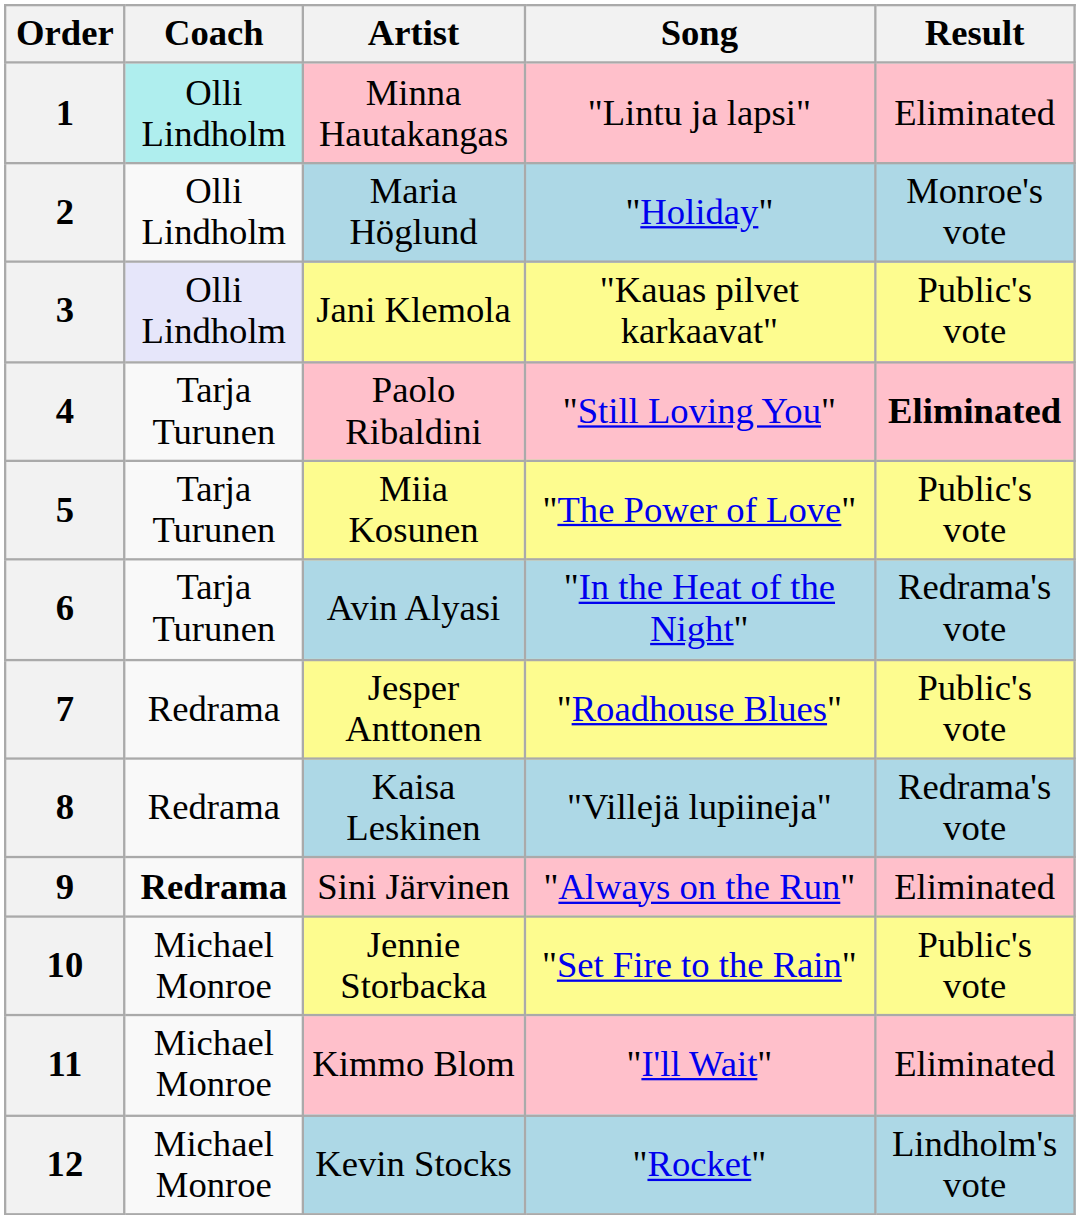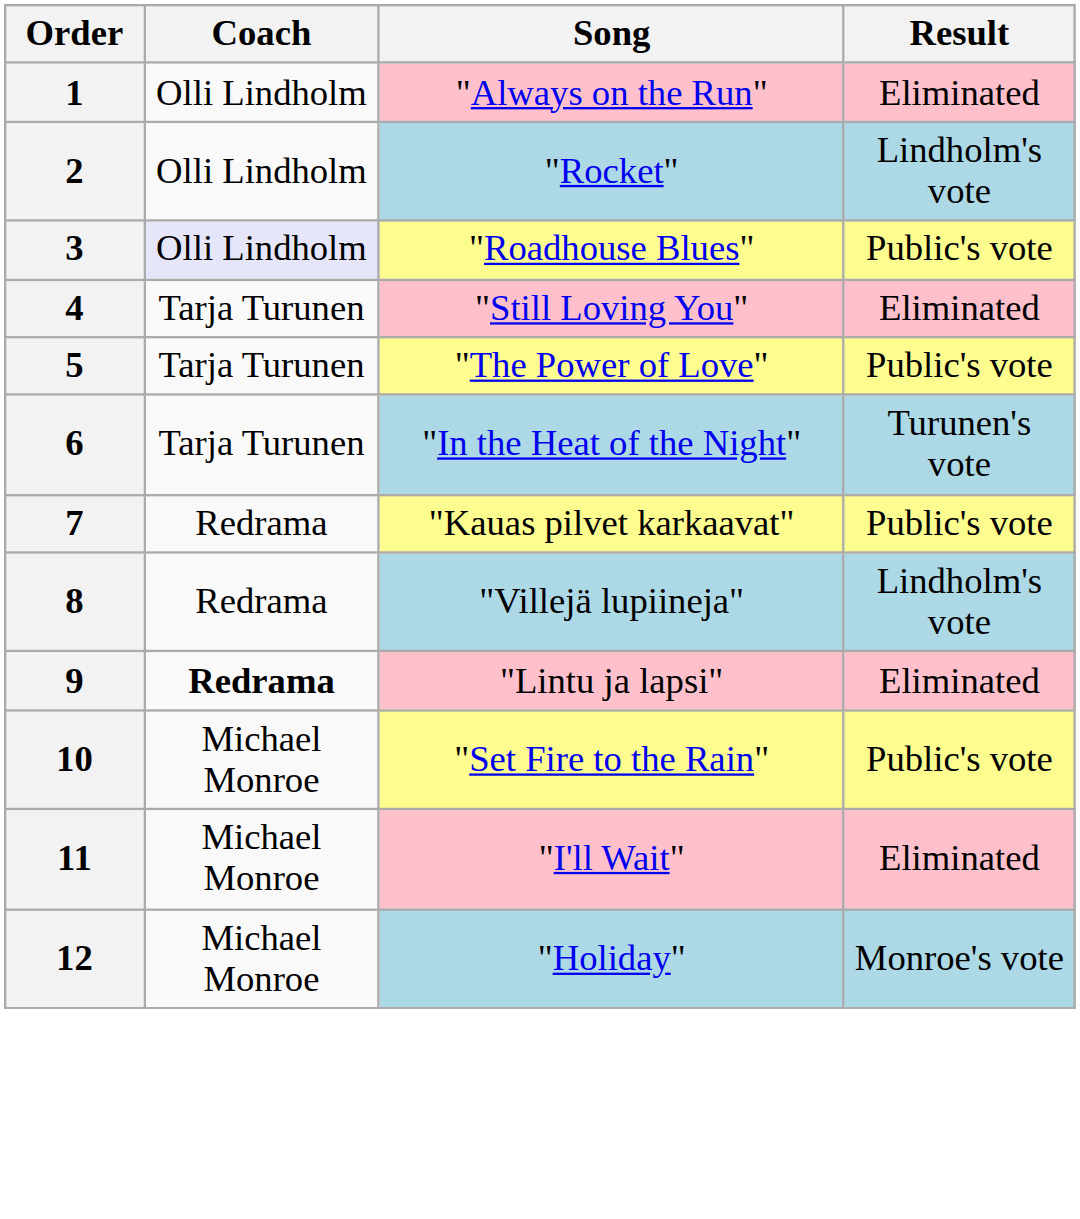- column: (414, 33)
(214, 112) paleturquoise background -> (261, 91) no background
(699, 112) "Lintu ja lapsi" -> (612, 91) "Always on the Run"
(699, 211) "Holiday" -> (612, 170) "Rocket"
(975, 211) Monroe's vote -> (959, 170) Lindholm's vote
(699, 310) "Kauas pilvet karkaavat" -> (612, 249) "Roadhouse Blues"
(975, 410) bold -> (959, 307) normal
(975, 608) Redrama's vote -> (959, 444) Turunen's vote
(699, 708) "Roadhouse Blues" -> (612, 522) "Kauas pilvet karkaavat"
(975, 807) Redrama's vote -> (959, 601) Lindholm's vote
(699, 886) "Always on the Run" -> (612, 680) "Lintu ja lapsi"
(699, 1163) "Rocket" -> (612, 957) "Holiday"
(975, 1163) Lindholm's vote -> (959, 957) Monroe's vote
